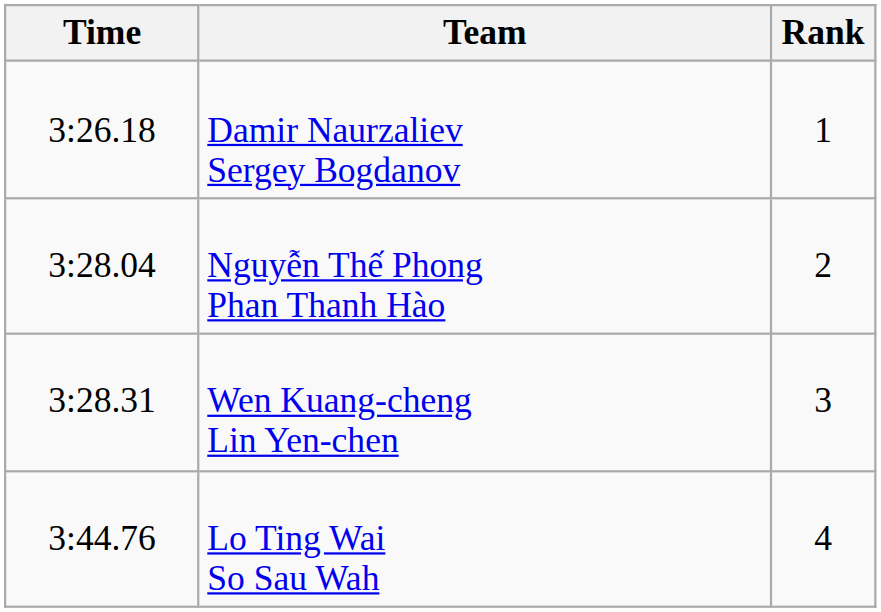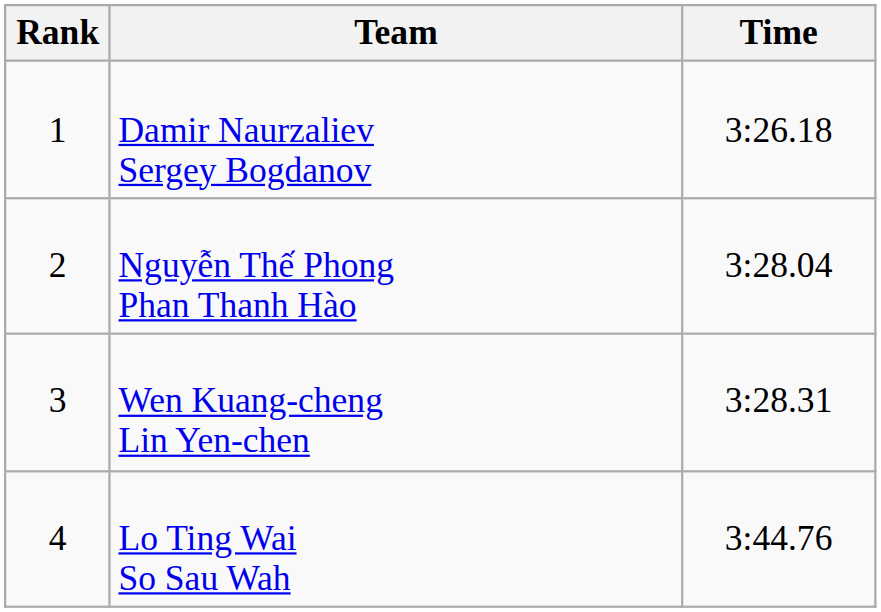columns swapped: (823, 32) <-> (102, 32)
